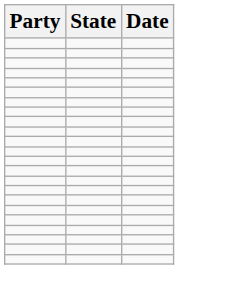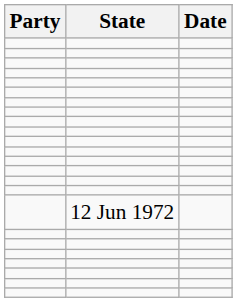+ row: (35, 212)
